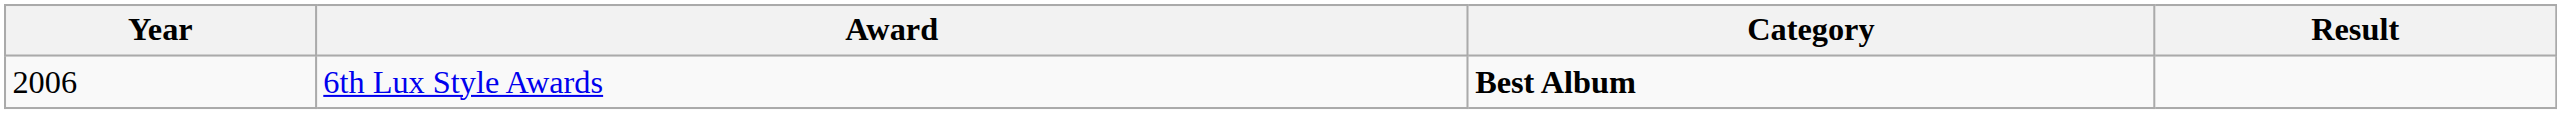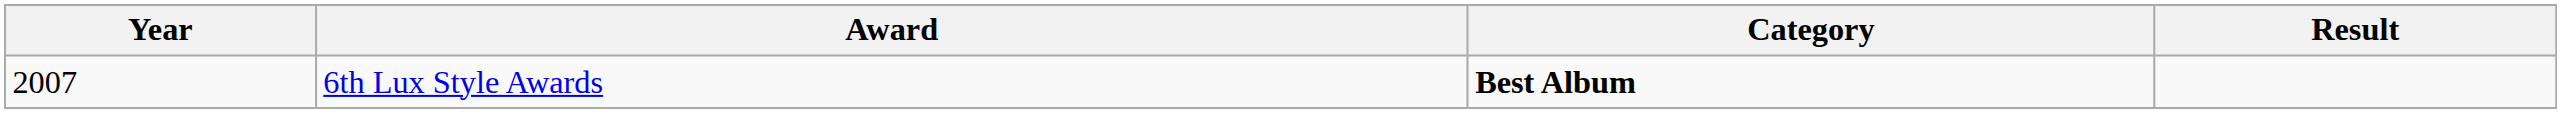(45, 81) 2006 -> (45, 81) 2007
